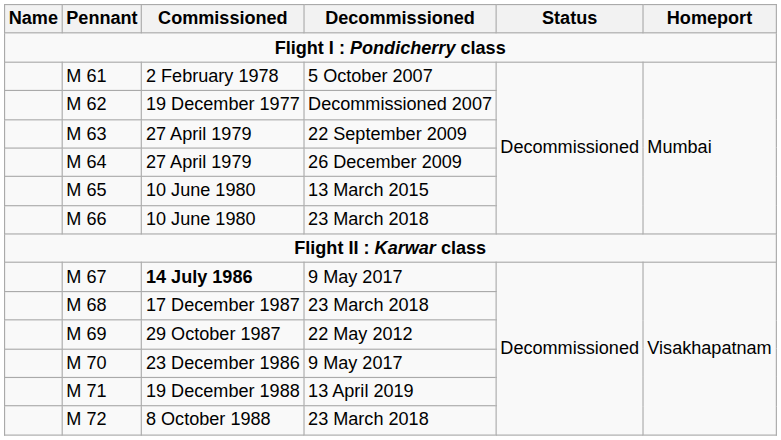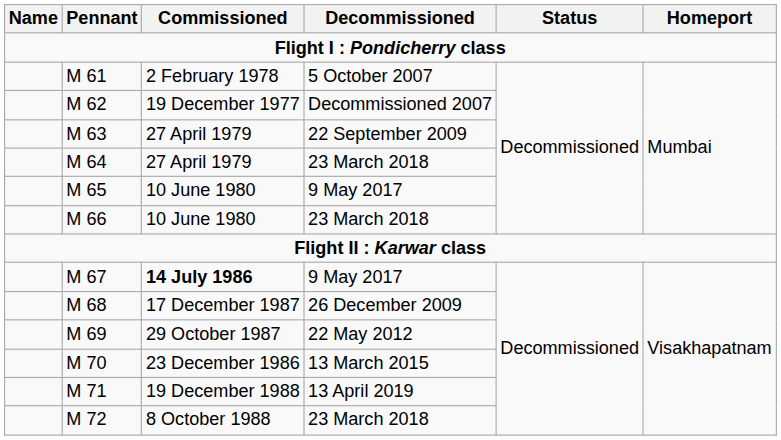(385, 162) 26 December 2009 -> (368, 162) 23 March 2018
(368, 190) 13 March 2015 -> (355, 190) 9 May 2017
(368, 305) 23 March 2018 -> (385, 305) 26 December 2009
(355, 362) 9 May 2017 -> (368, 362) 13 March 2015
